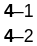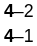rows swapped: (19, 11) <-> (19, 36)
